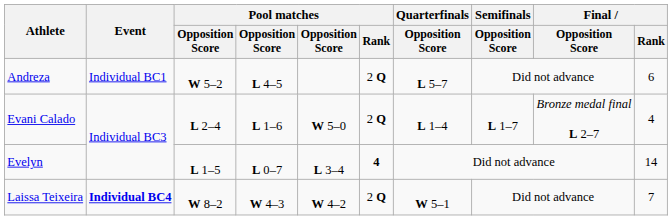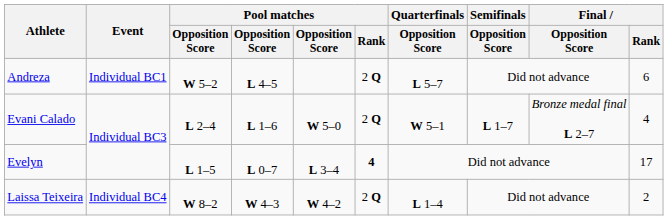(432, 126) L 1–4 -> (428, 126) W 5–1
(651, 162) 14 -> (646, 162) 17
(130, 197) bold -> (128, 197) normal
(432, 205) W 5–1 -> (428, 205) L 1–4
(651, 197) 7 -> (646, 197) 2
